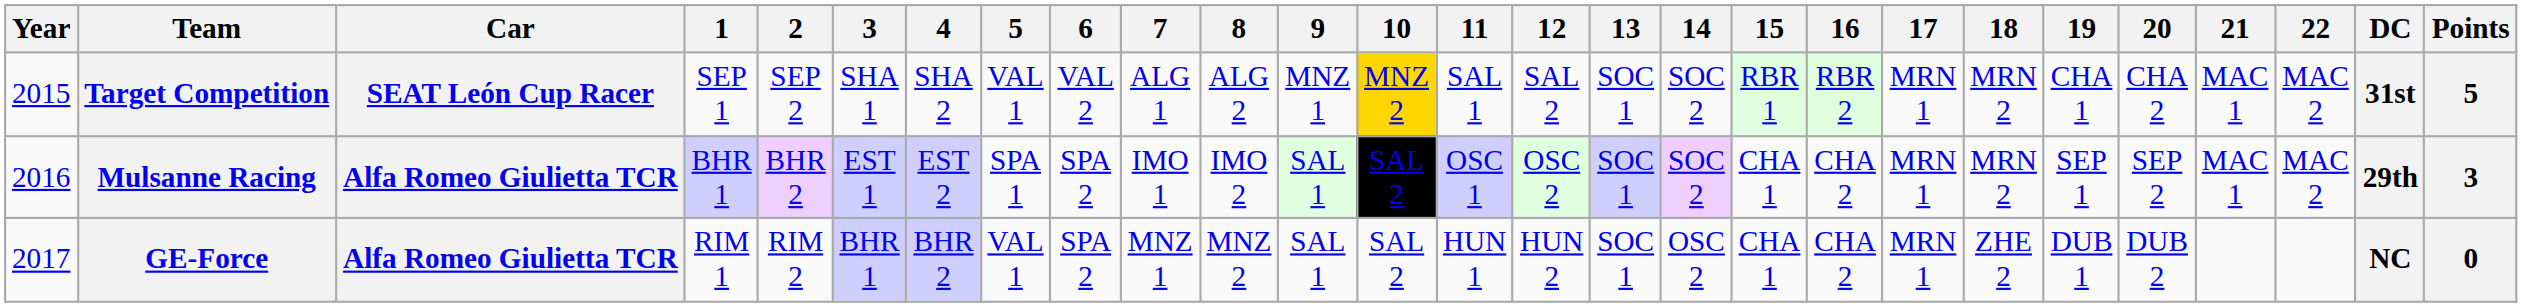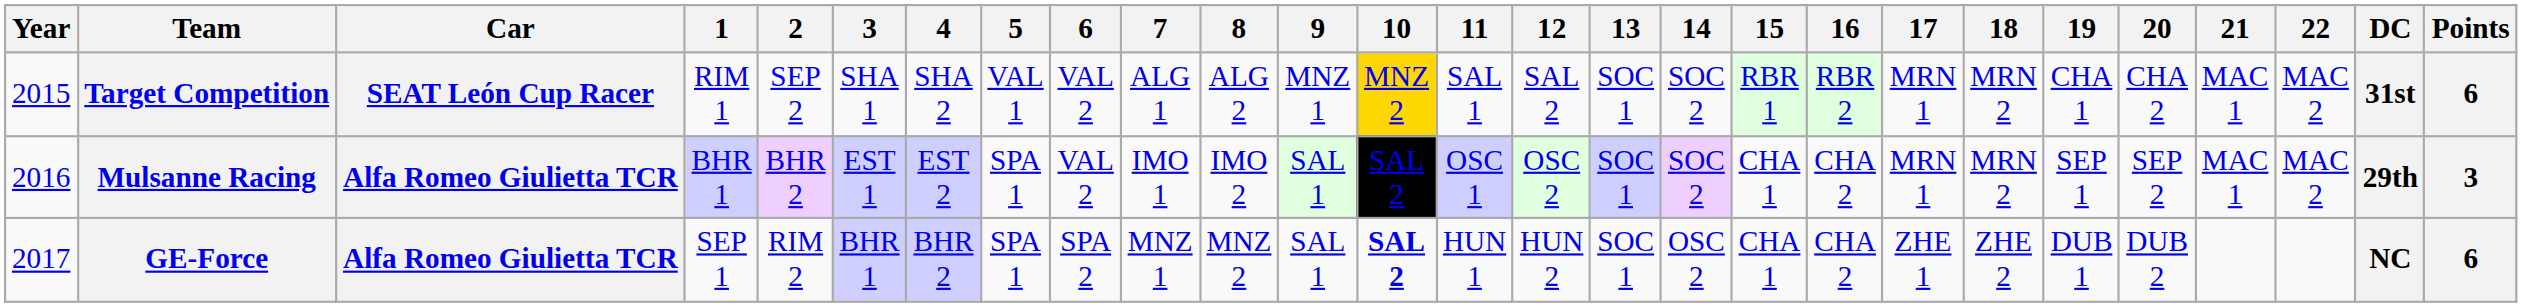(722, 93) SEP 1 -> (722, 93) RIM 1
(2471, 93) 5 -> (2471, 93) 6
(1086, 176) SPA 2 -> (1086, 176) VAL 2
(722, 258) RIM 1 -> (722, 258) SEP 1
(1016, 258) VAL 1 -> (1015, 258) SPA 1
(1397, 258) normal -> (1397, 258) bold
(1923, 258) MRN 1 -> (1923, 258) ZHE 1
(2471, 258) 0 -> (2471, 258) 6
